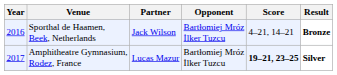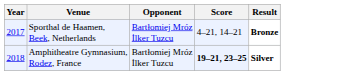- column: (156, 12)
(16, 32) 2016 -> (16, 32) 2017
(16, 58) 2017 -> (16, 58) 2018
